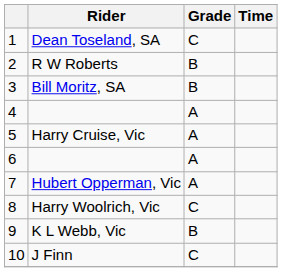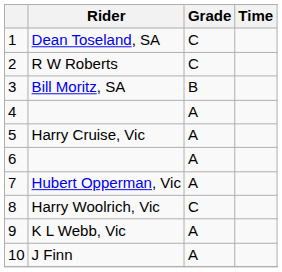(193, 64) B -> (193, 64) C
(193, 231) B -> (193, 231) A
(193, 254) C -> (193, 254) A
